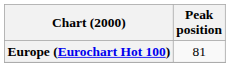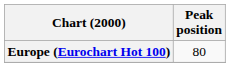(199, 51) 81 -> (199, 51) 80
